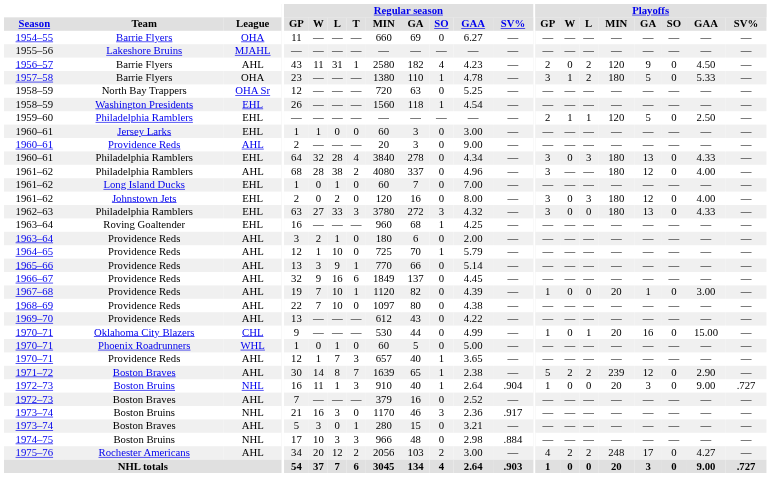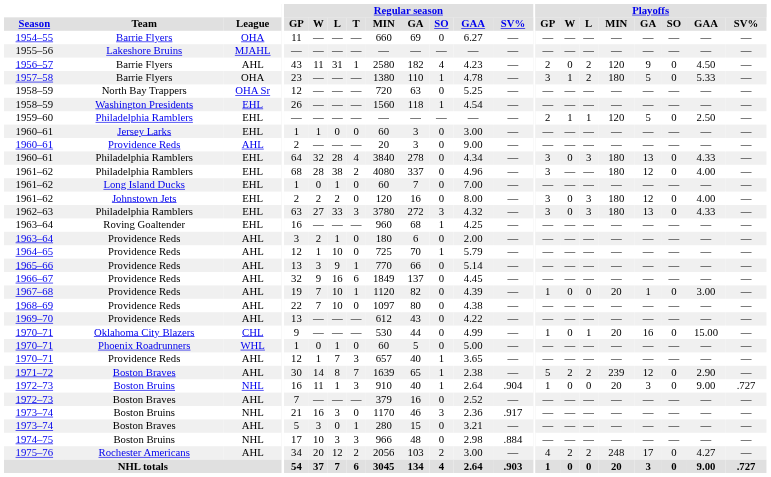(253, 171) AHL -> (253, 171) EHL
(318, 198) 0 -> (318, 198) 2
(589, 211) 0 -> (589, 211) 3
